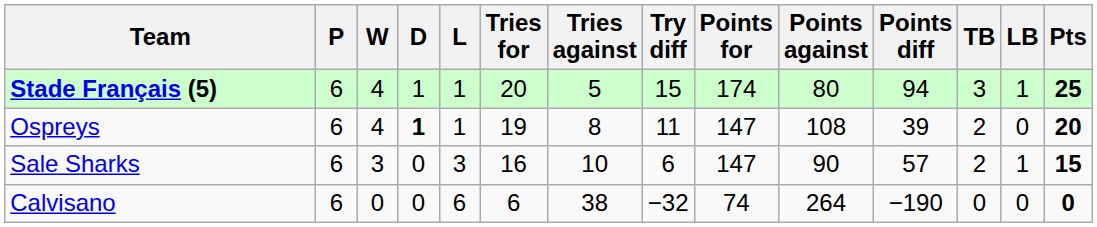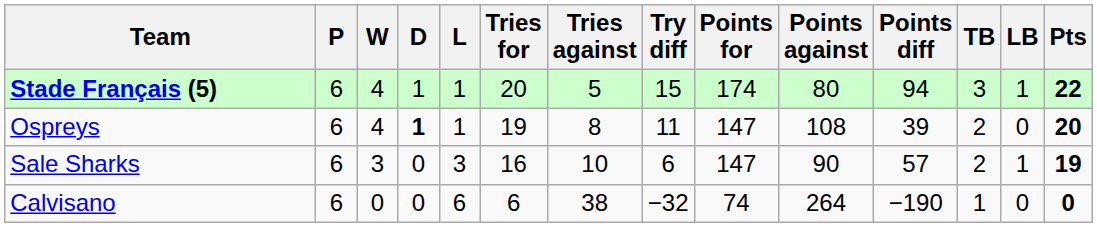(1068, 88) 25 -> (1068, 88) 22
(1068, 164) 15 -> (1068, 164) 19
(979, 202) 0 -> (979, 202) 1
